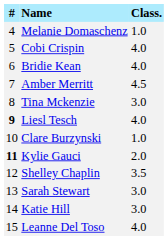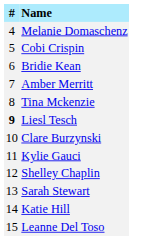- column: (147, 12)
(12, 155) bold -> (12, 155) normal
